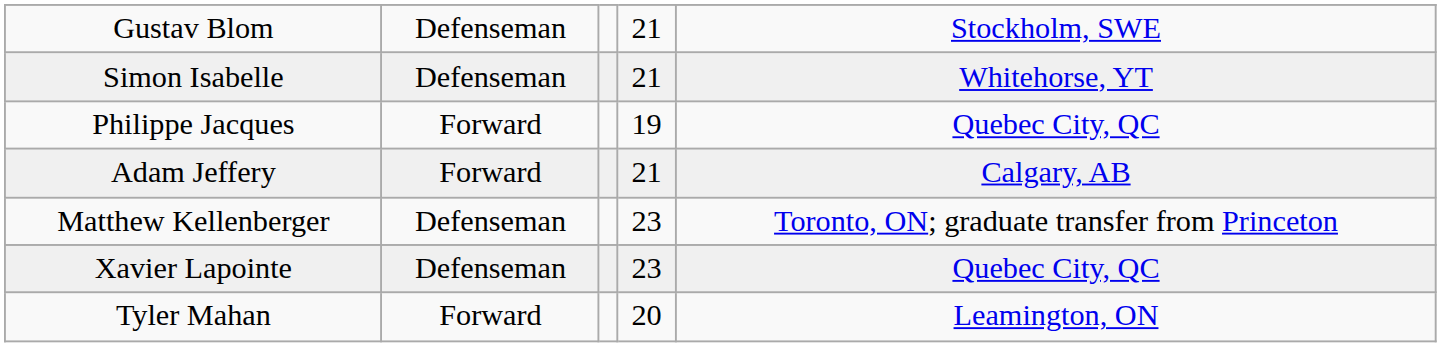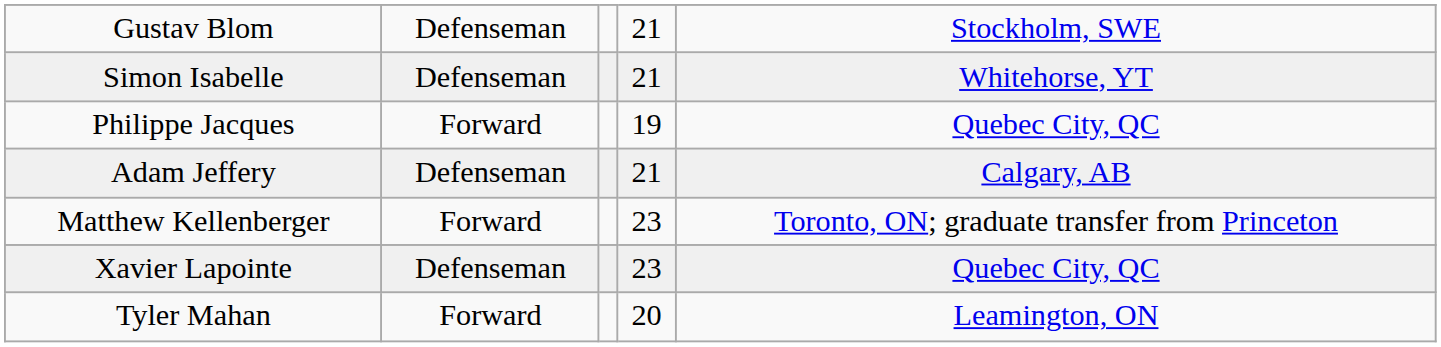(490, 172) Forward -> (490, 172) Defenseman
(490, 220) Defenseman -> (490, 220) Forward
